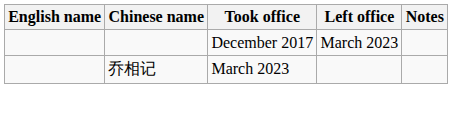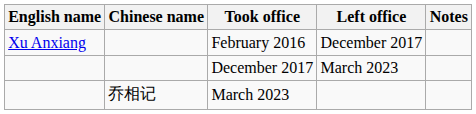+ row: (258, 42)
